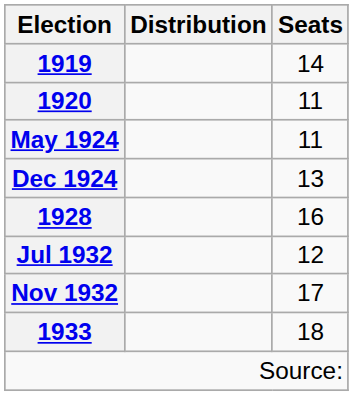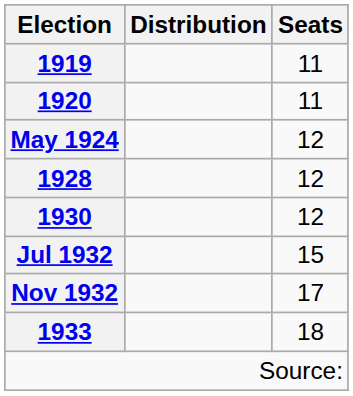(310, 63) 14 -> (310, 63) 11
(310, 140) 11 -> (310, 140) 12
- row: (65, 178)
(310, 217) 16 -> (310, 178) 12
+ row: (65, 217)
(310, 255) 12 -> (310, 255) 15
